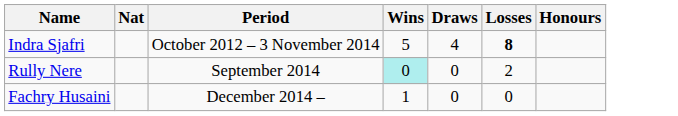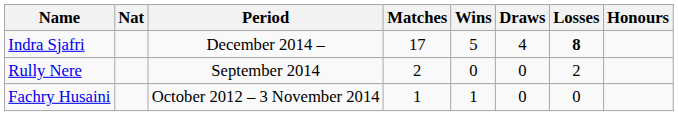+ column: (417, 17)
(266, 44) October 2012 – 3 November 2014 -> (266, 44) December 2014 –
(406, 70) paleturquoise background -> (473, 70) no background
(266, 96) December 2014 – -> (266, 96) October 2012 – 3 November 2014
